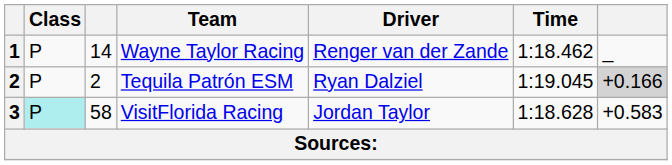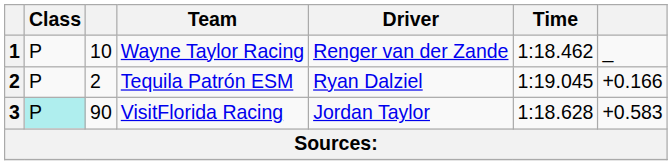(101, 50) 14 -> (101, 50) 10
(633, 81) lightgrey background -> (633, 81) no background
(101, 112) 58 -> (101, 112) 90
